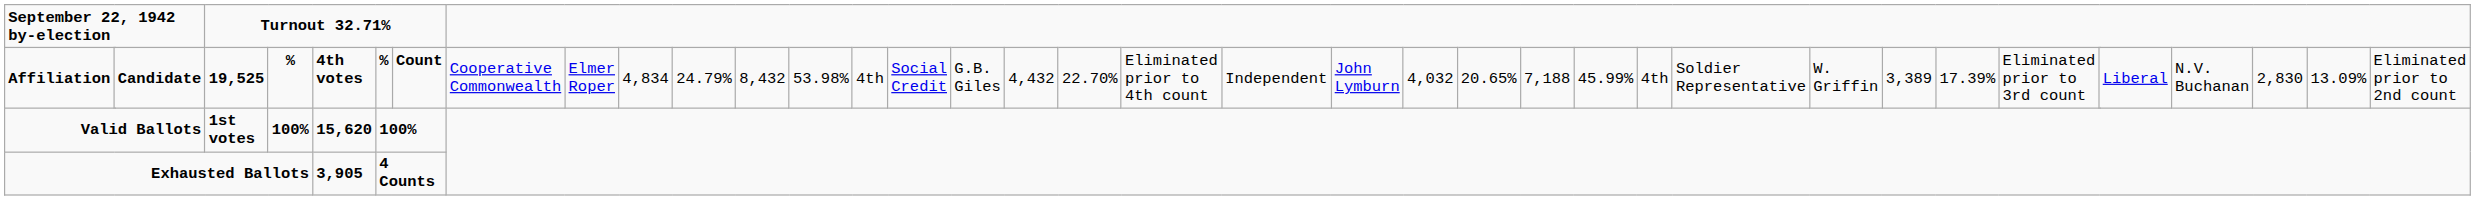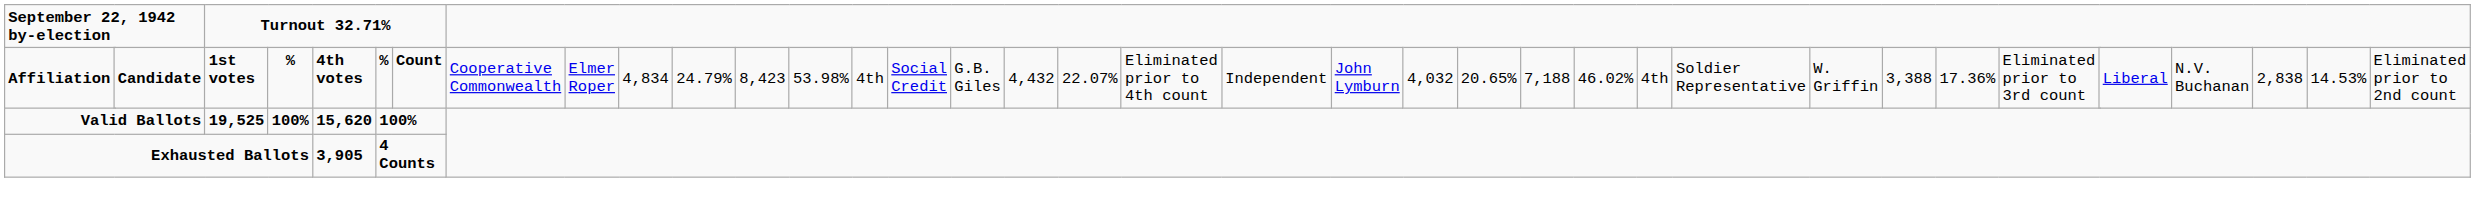(237, 78) 19,525 -> (232, 69) 1st votes
(762, 78) 8,432 -> (762, 78) 8,423
(1090, 78) 22.70% -> (1090, 78) 22.07%
(1606, 78) 45.99% -> (1606, 78) 46.02%
(1909, 78) 3,389 -> (1909, 78) 3,388
(1967, 78) 17.39% -> (1967, 78) 17.36%
(2280, 78) 2,830 -> (2280, 78) 2,838
(2338, 78) 13.09% -> (2338, 78) 14.53%
(232, 130) 1st votes -> (237, 121) 19,525
